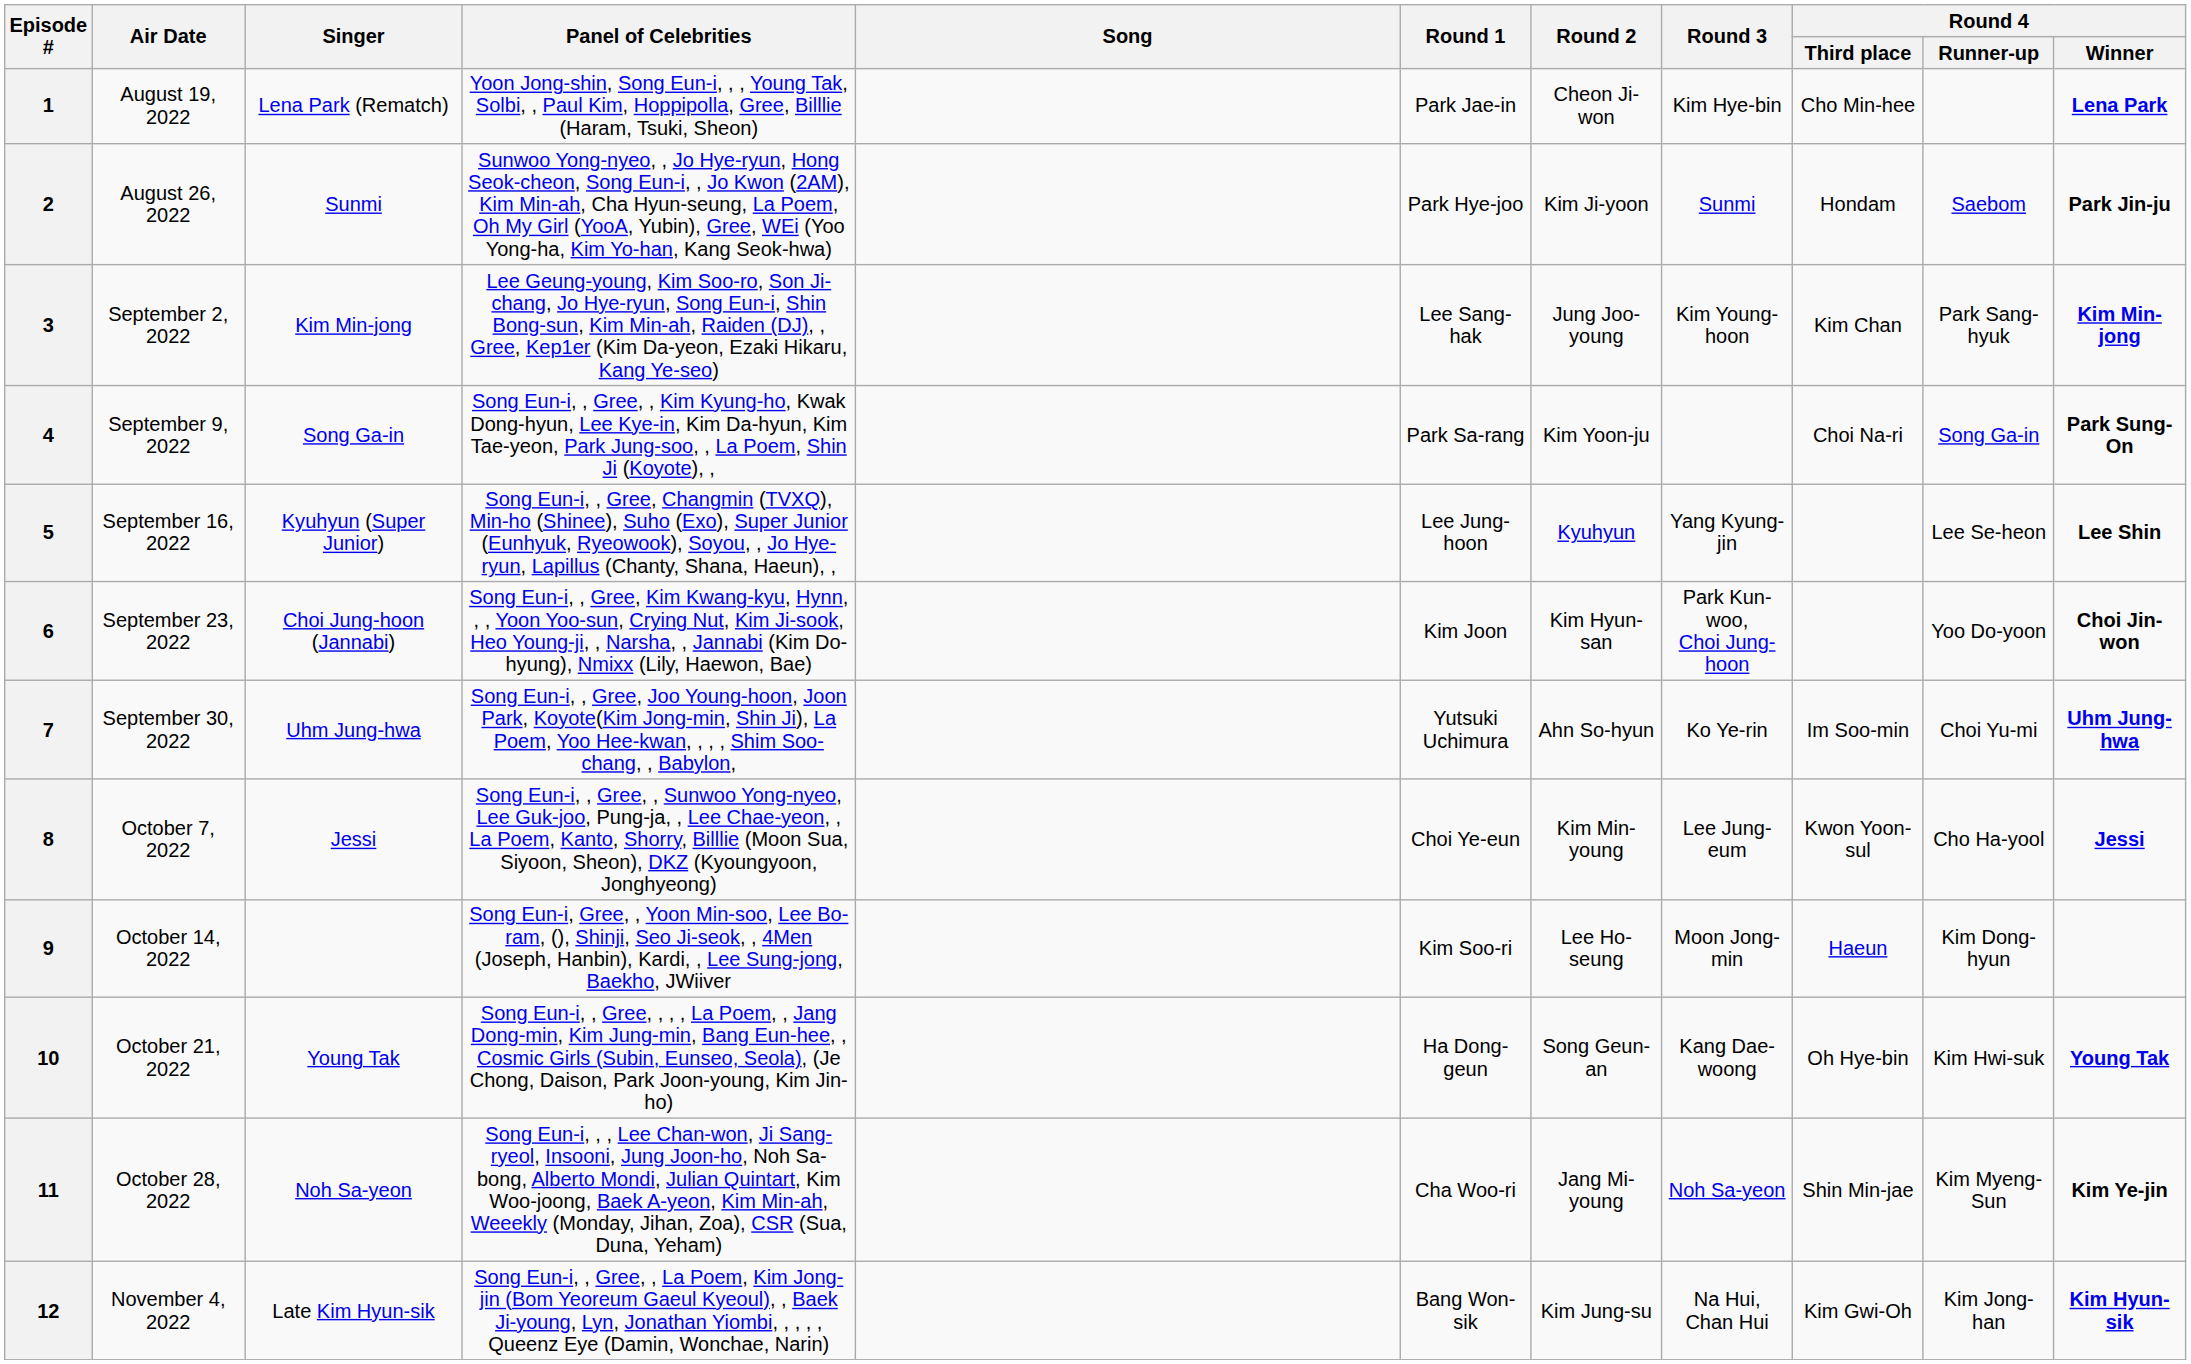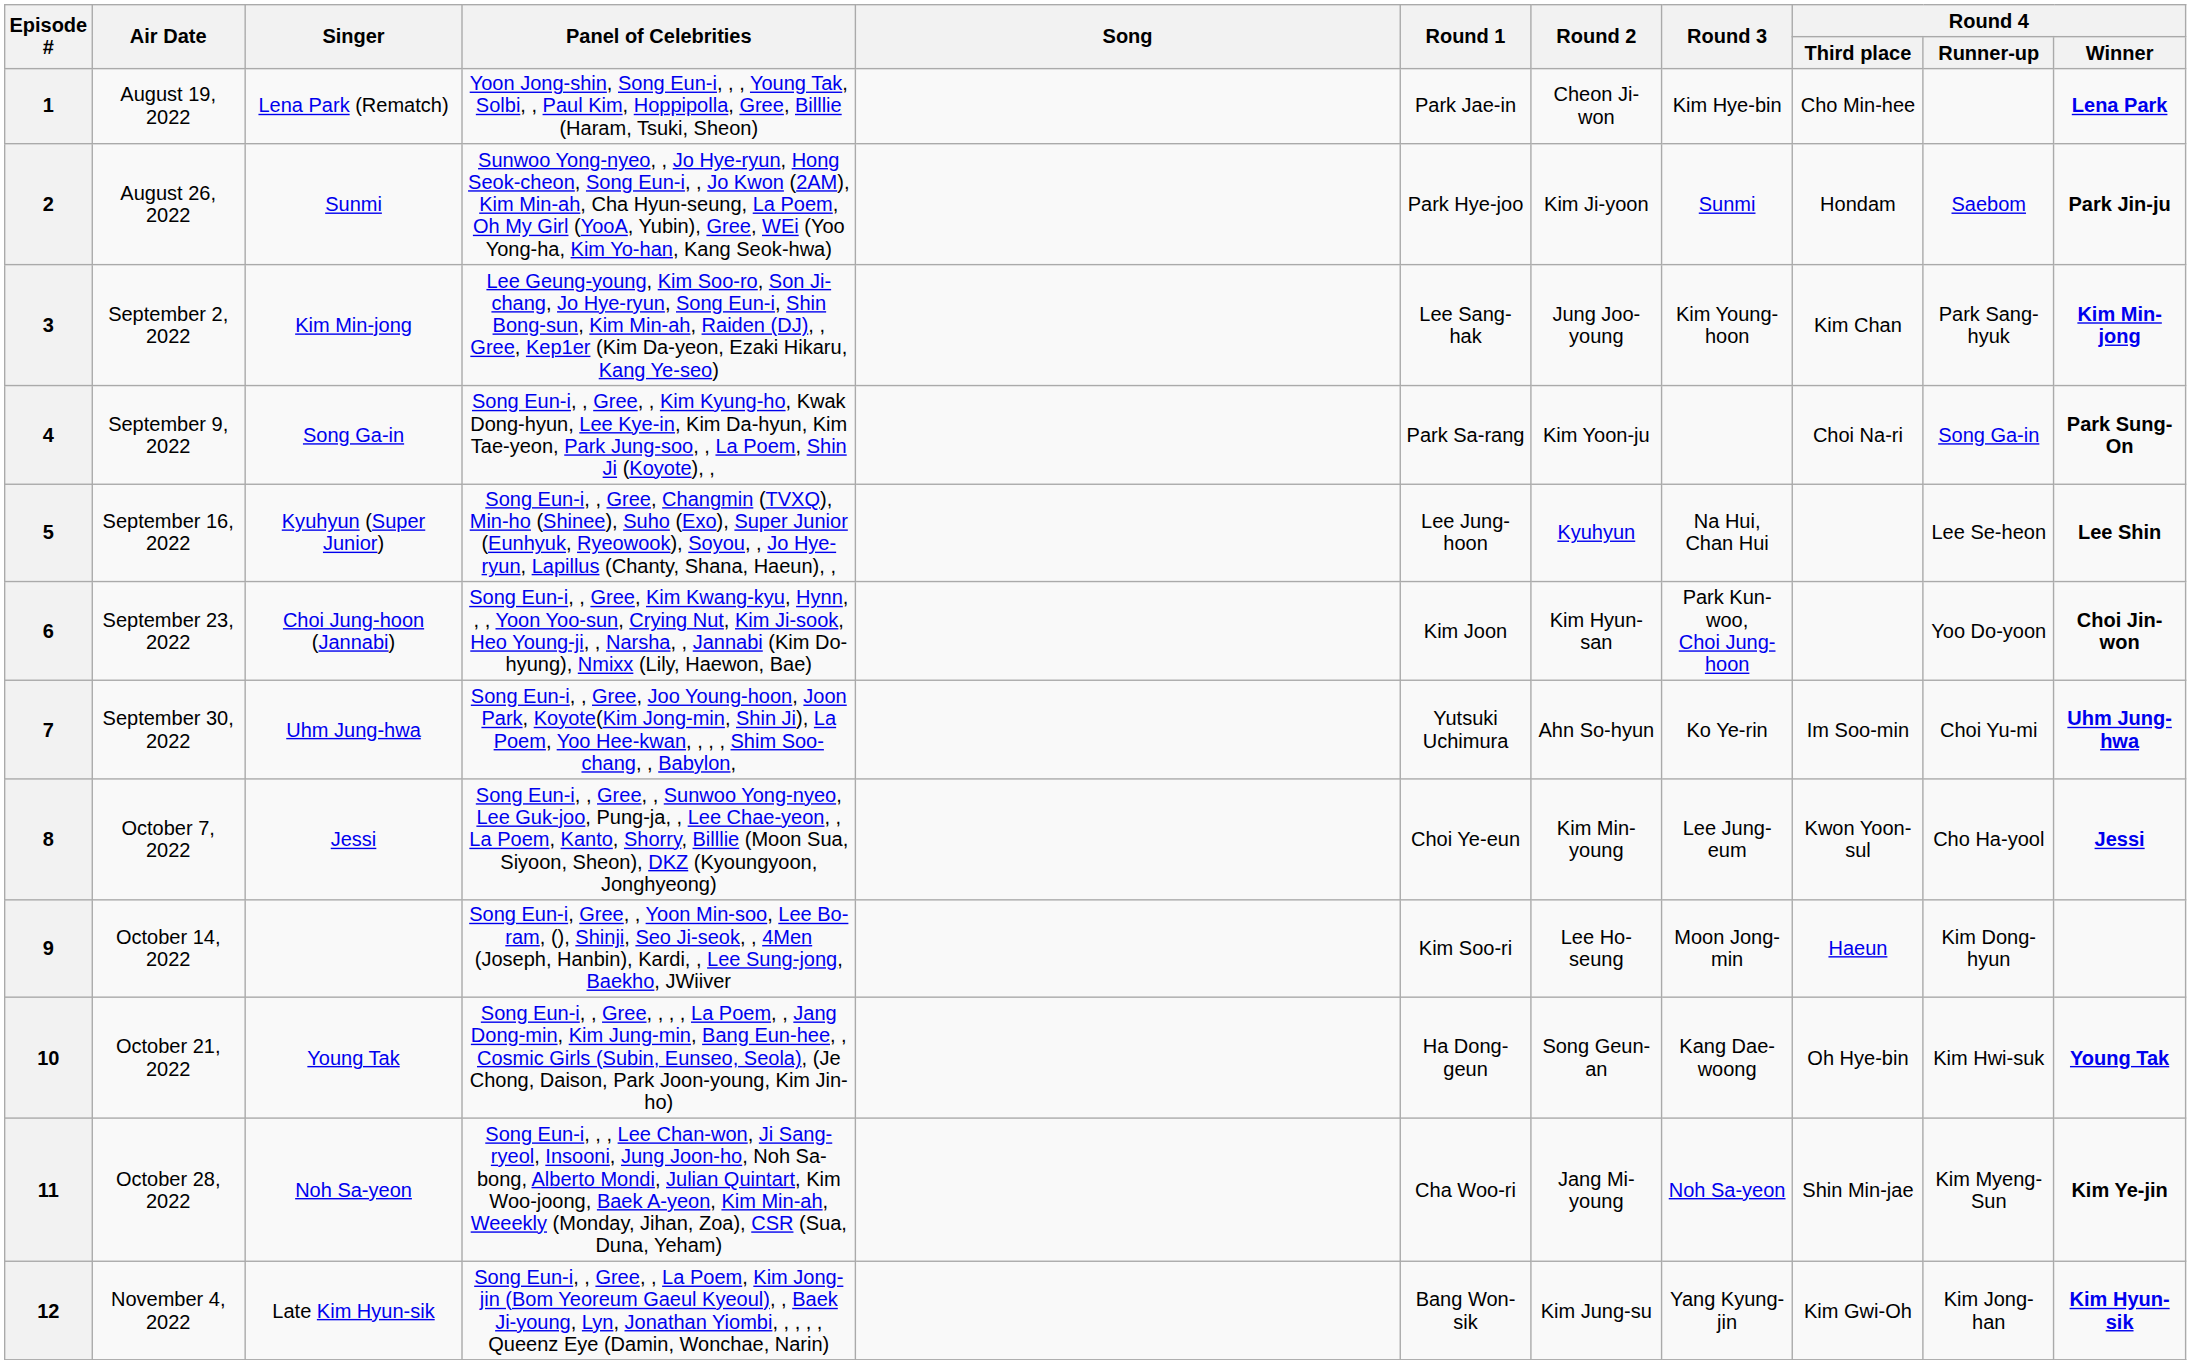(1727, 533) Yang Kyung-jin -> (1727, 533) Na Hui, Chan Hui
(1727, 1310) Na Hui, Chan Hui -> (1727, 1310) Yang Kyung-jin
